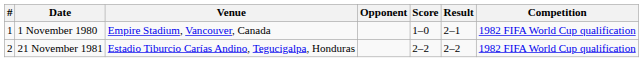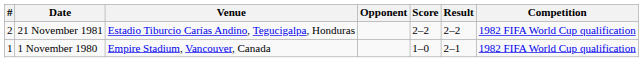rows swapped: (57, 30) <-> (60, 48)
